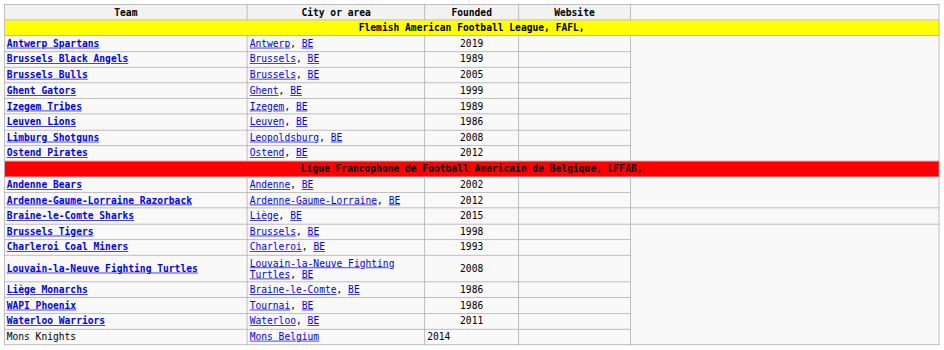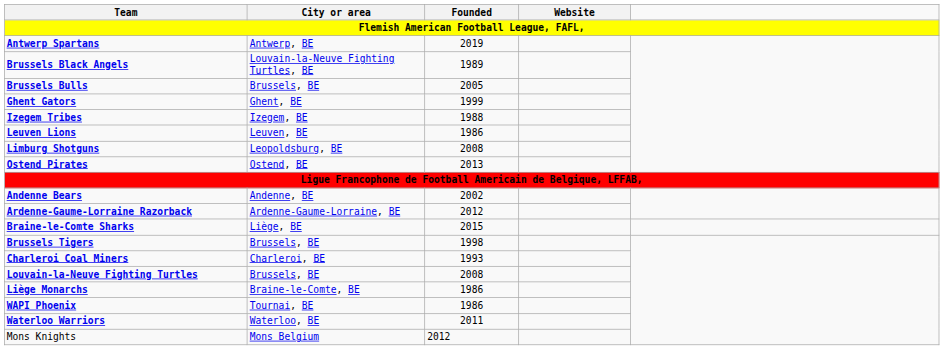(284, 59) Brussels, BE -> (322, 65) Louvain-la-Neuve Fighting Turtles, BE
(472, 106) 1989 -> (472, 117) 1988
(472, 153) 2012 -> (472, 164) 2013
(322, 269) Louvain-la-Neuve Fighting Turtles, BE -> (284, 274) Brussels, BE
(439, 337) 2014 -> (439, 337) 2012
